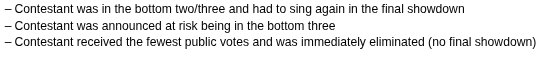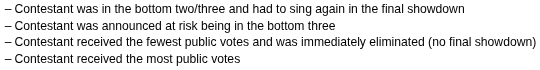+ row: (127, 59)
